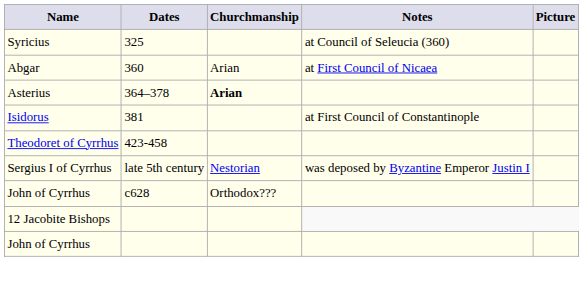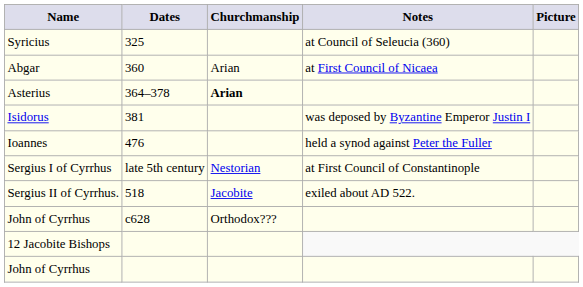(392, 118) at First Council of Constantinople -> (418, 118) was deposed by Byzantine Emperor Justin I
- row: (63, 143)
+ row: (27, 143)
(417, 168) was deposed by Byzantine Emperor Justin I -> (393, 168) at First Council of Constantinople
+ row: (63, 193)
